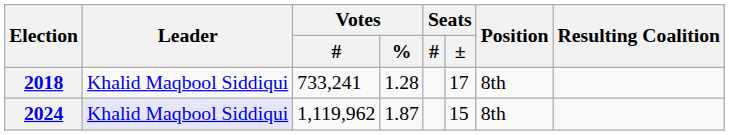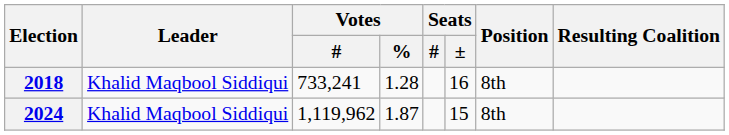(459, 82) 17 -> (459, 82) 16
(188, 113) lavender background -> (188, 113) no background
